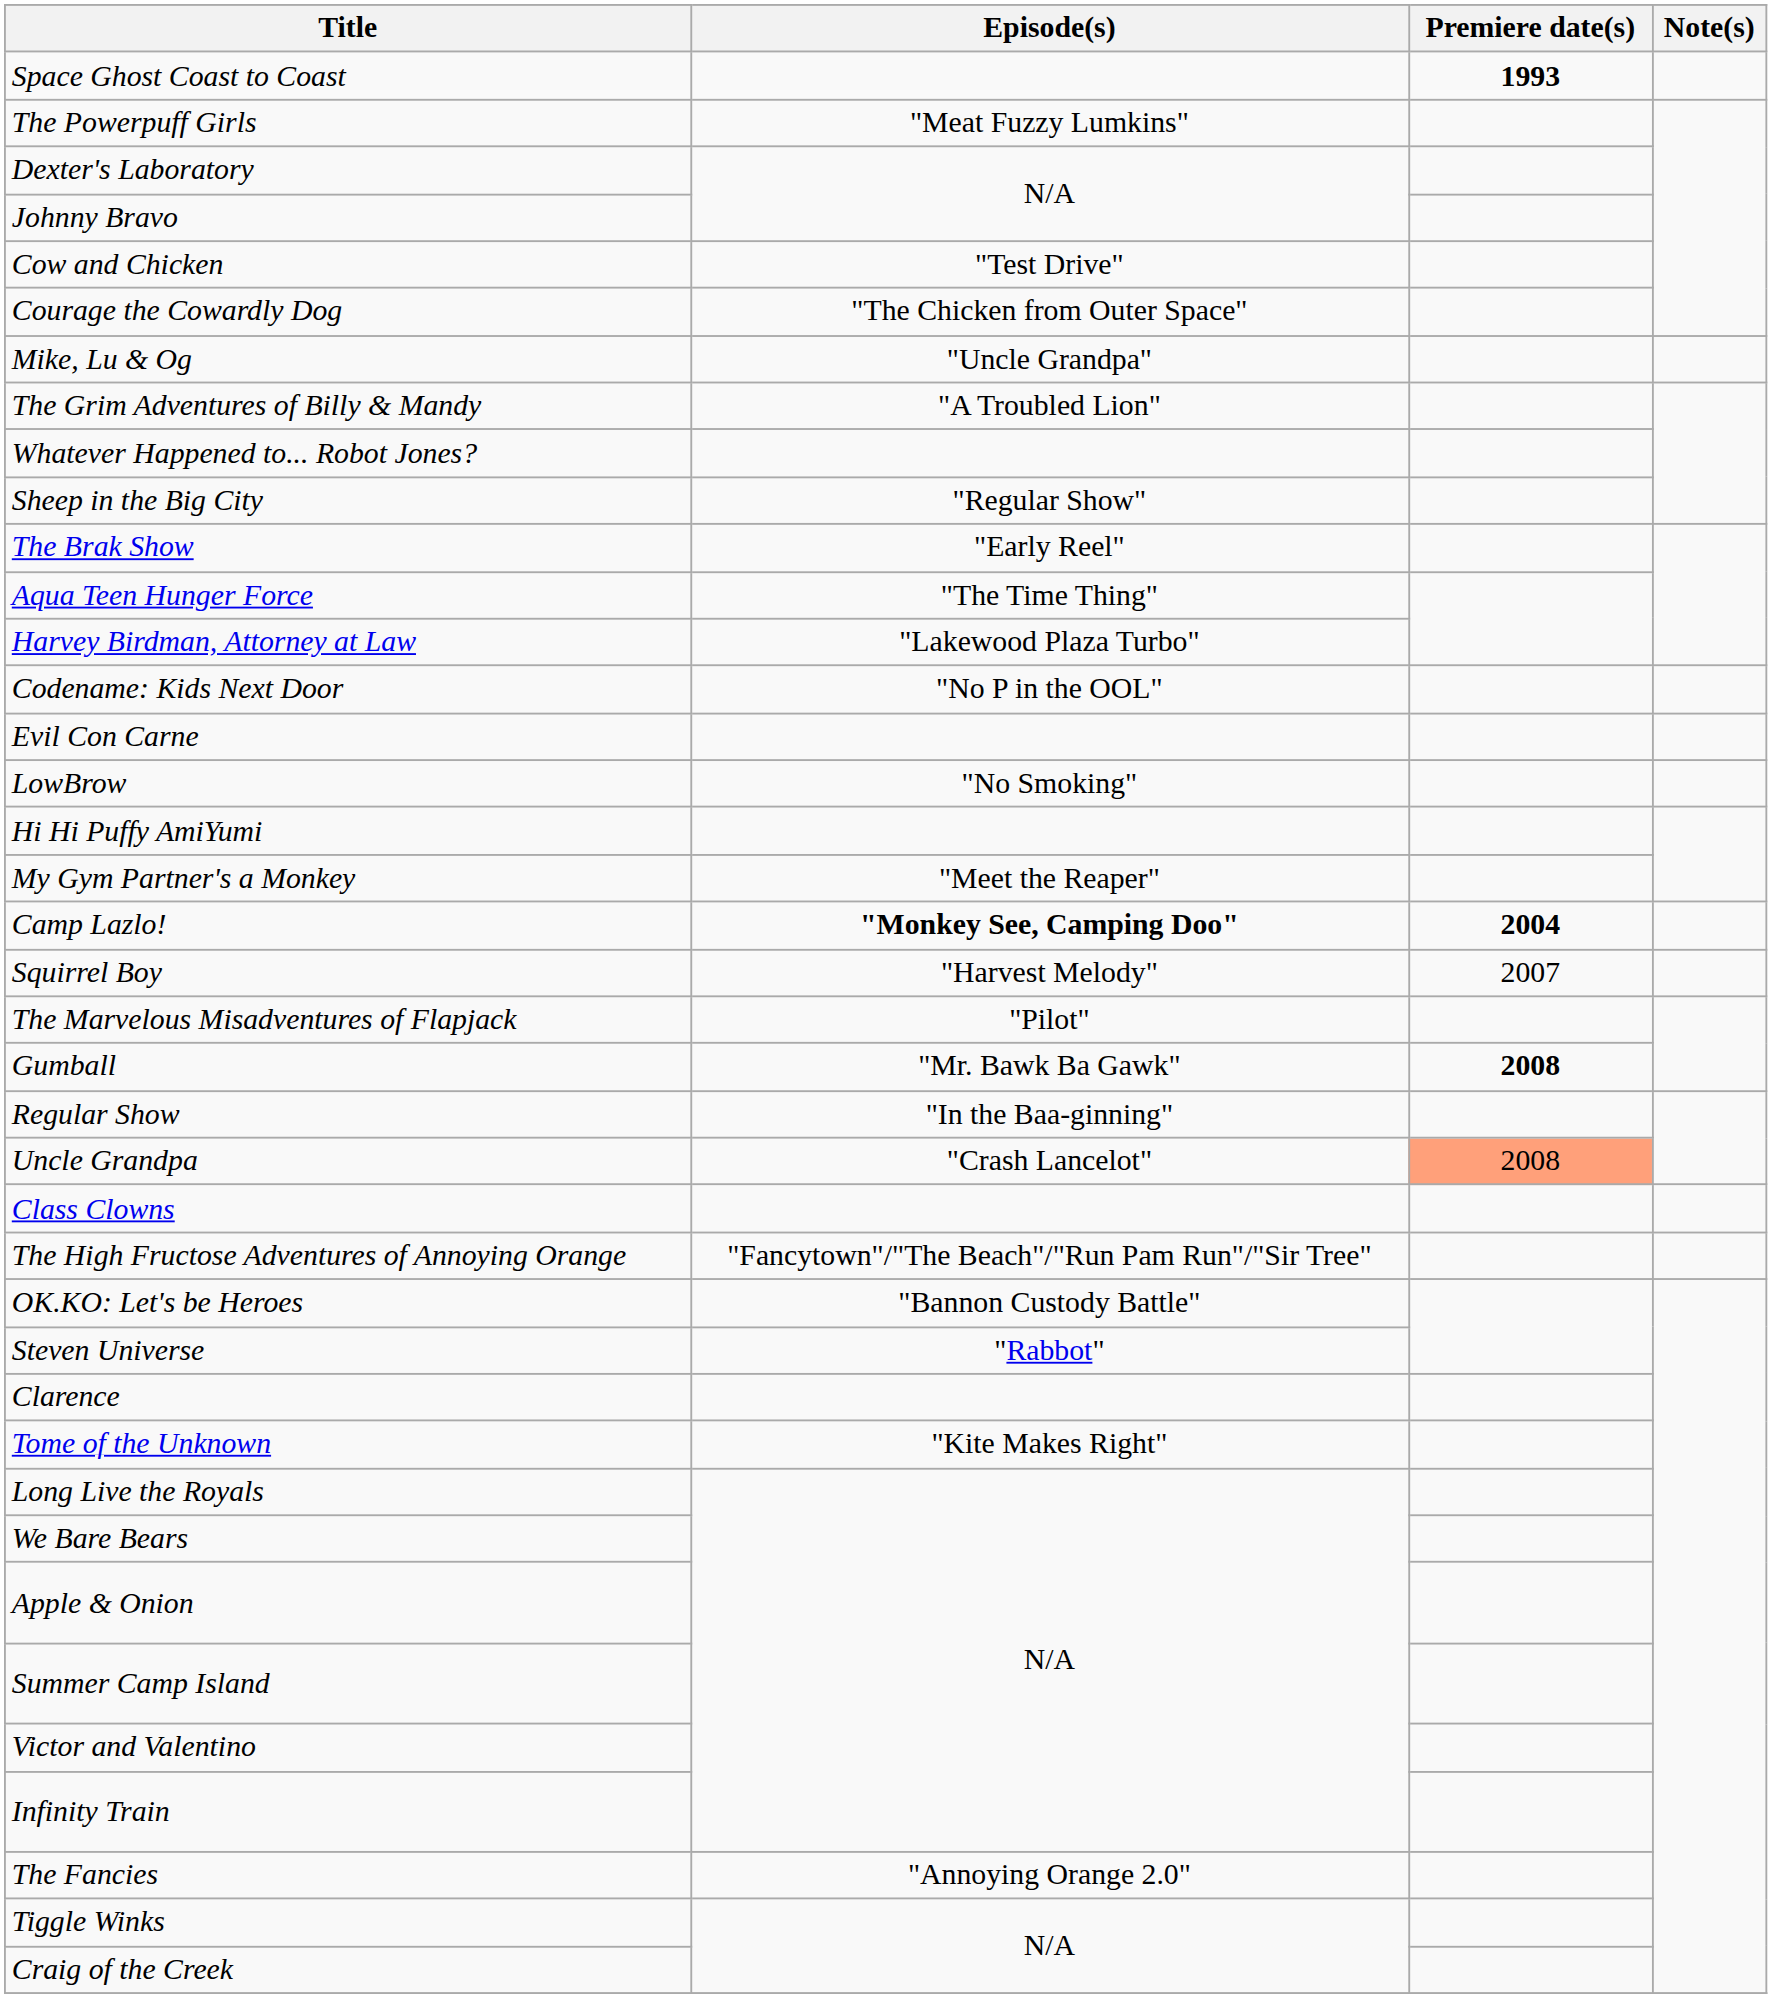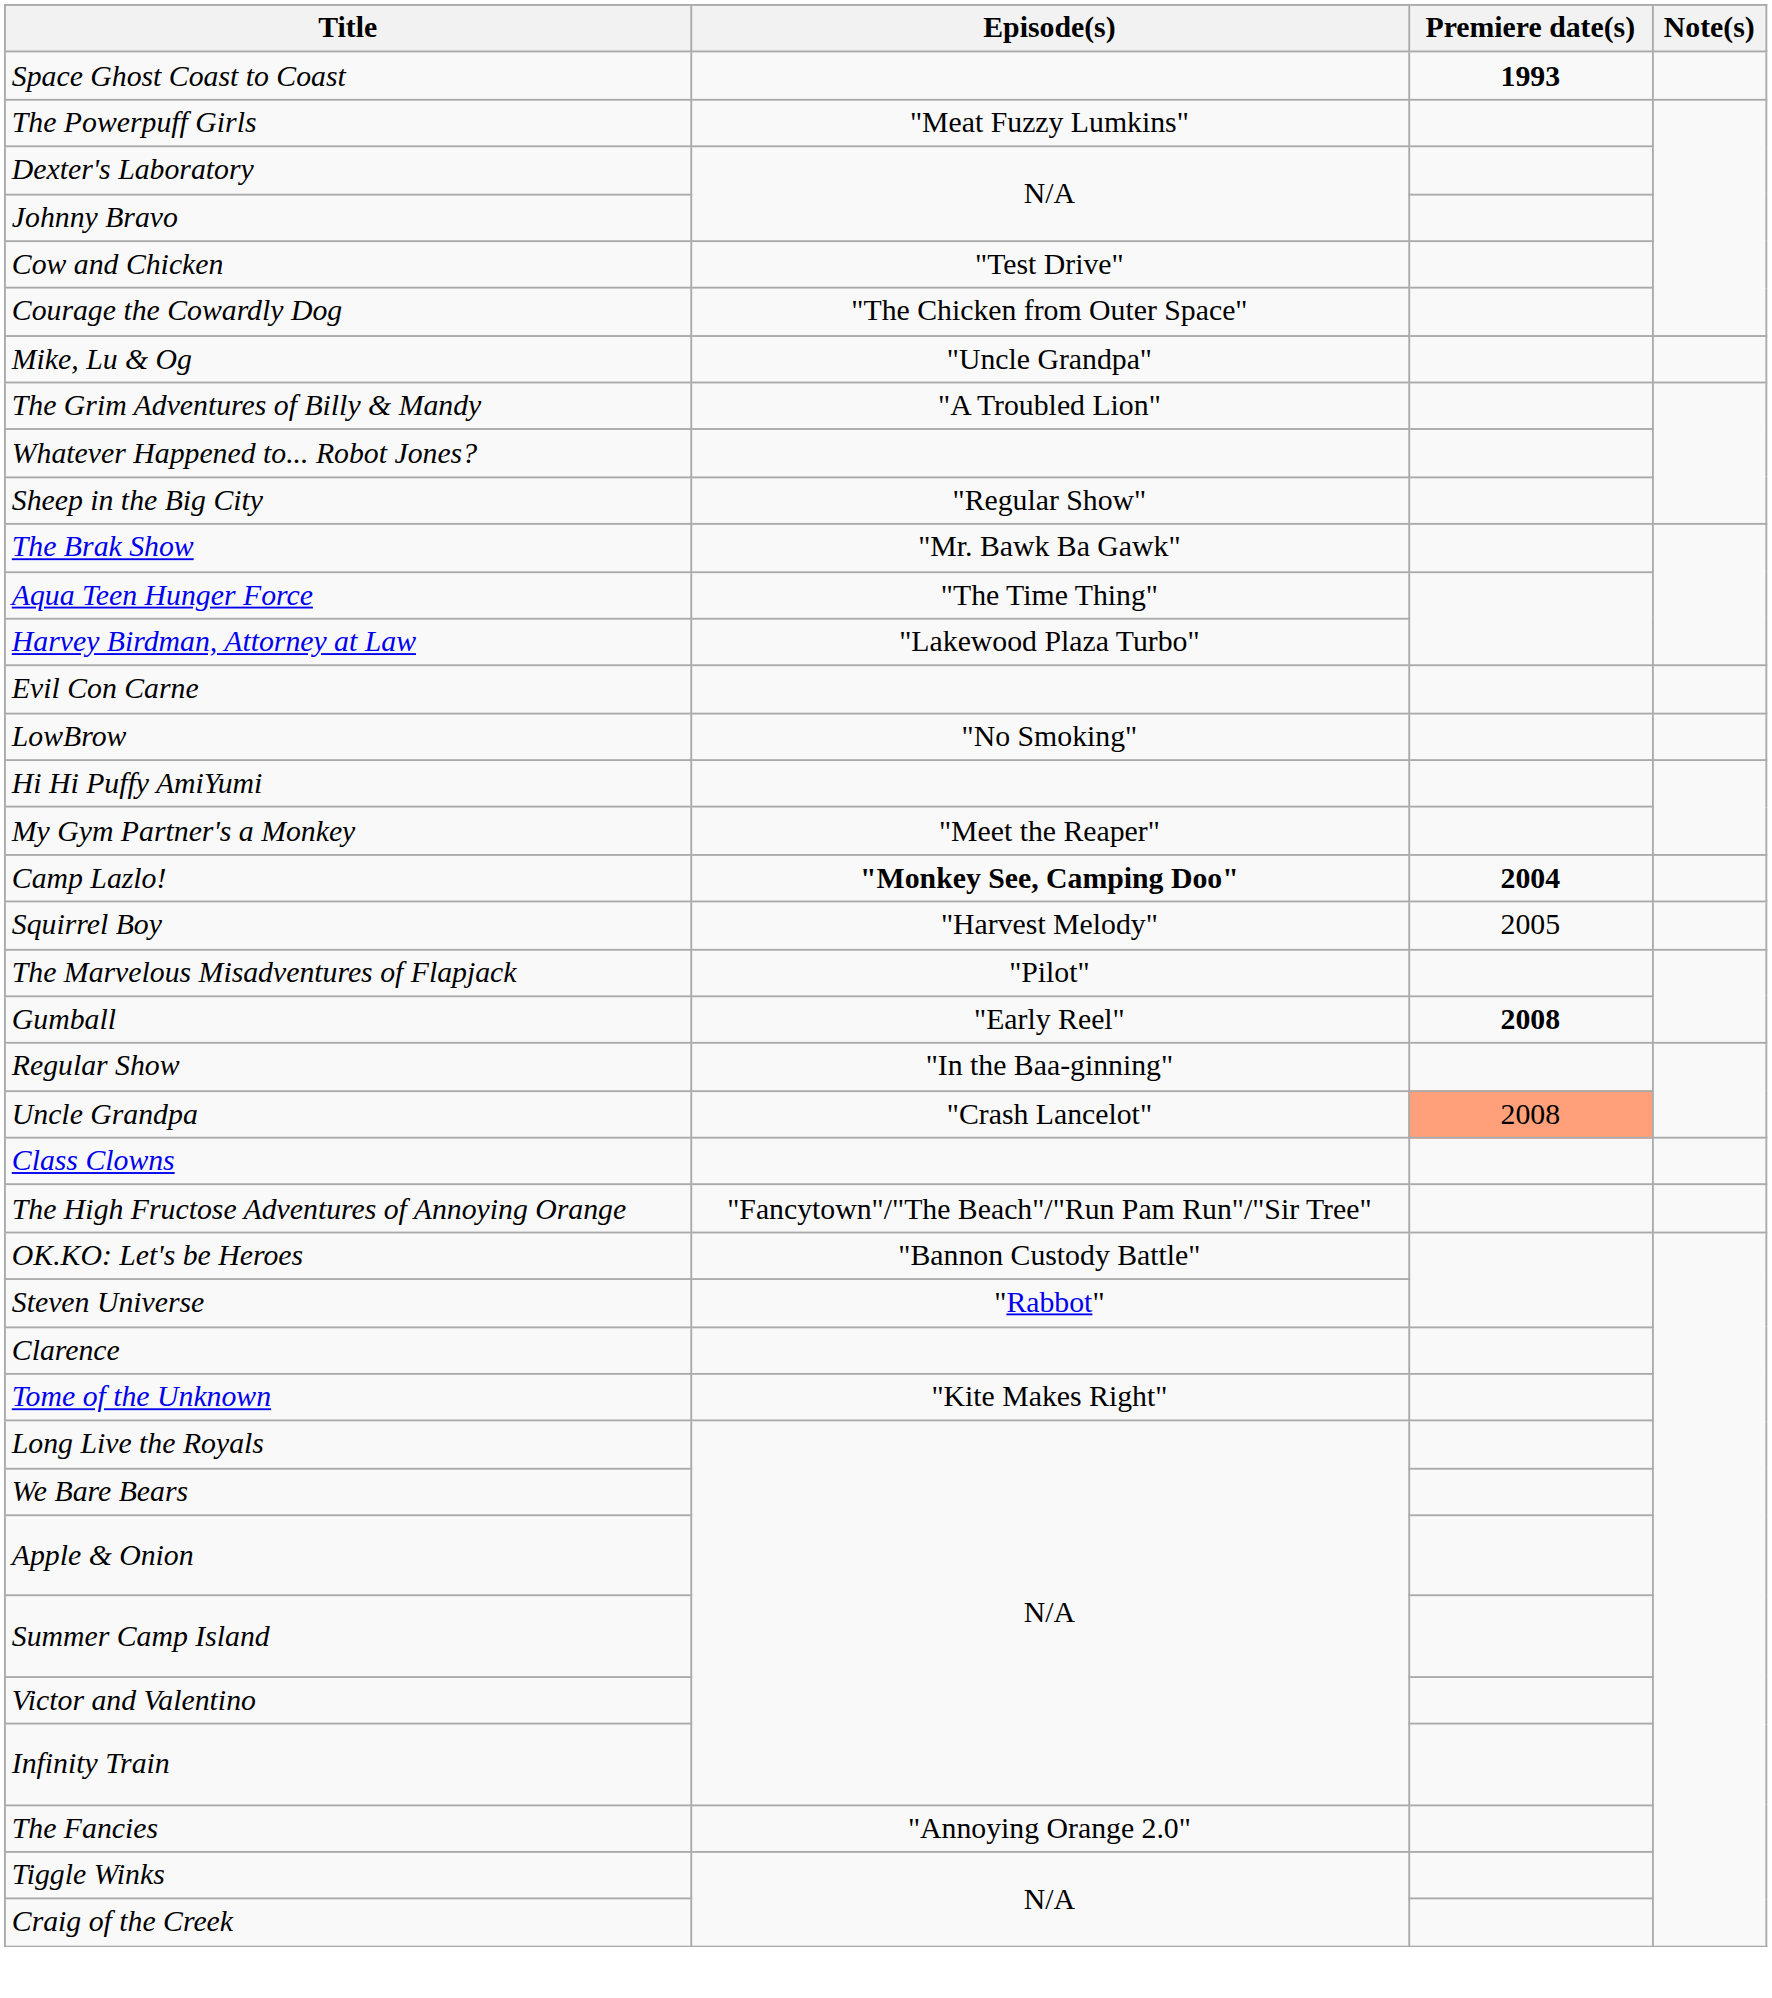(1049, 547) "Early Reel" -> (1049, 547) "Mr. Bawk Ba Gawk"
- row: (178, 688)
(1530, 972) 2007 -> (1530, 924) 2005
(1049, 1066) "Mr. Bawk Ba Gawk" -> (1049, 1019) "Early Reel"
